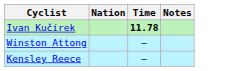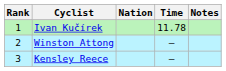+ column: (18, 12)
(144, 28) bold -> (172, 28) normal
